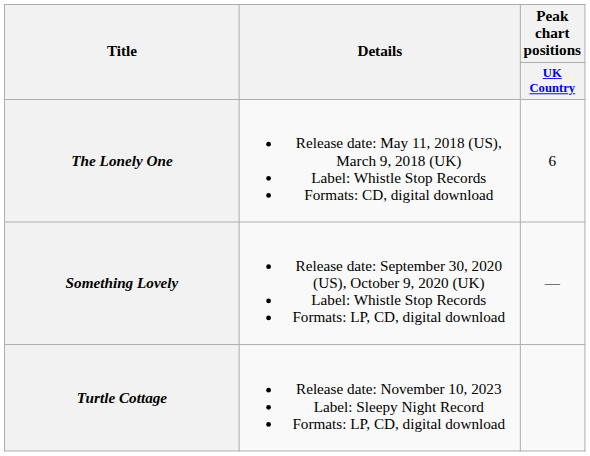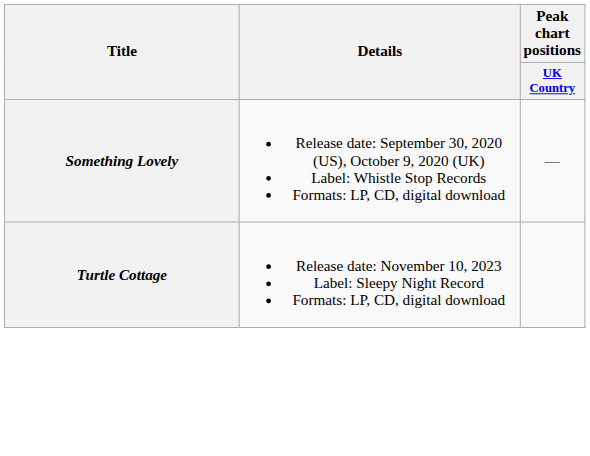- row: (122, 160)
